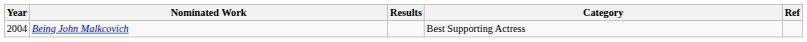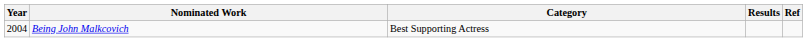columns swapped: (603, 12) <-> (406, 12)
